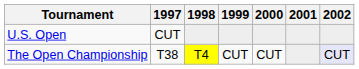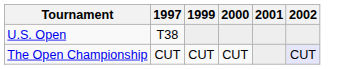- column: (201, 15)
(167, 35) CUT -> (167, 35) T38
(167, 55) T38 -> (167, 55) CUT
